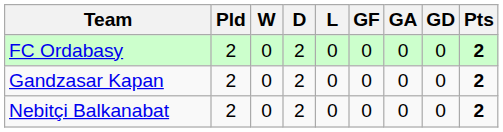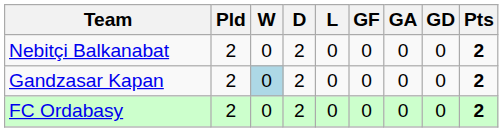rows swapped: (66, 50) <-> (89, 111)
(267, 80) no background -> (267, 80) lightblue background
